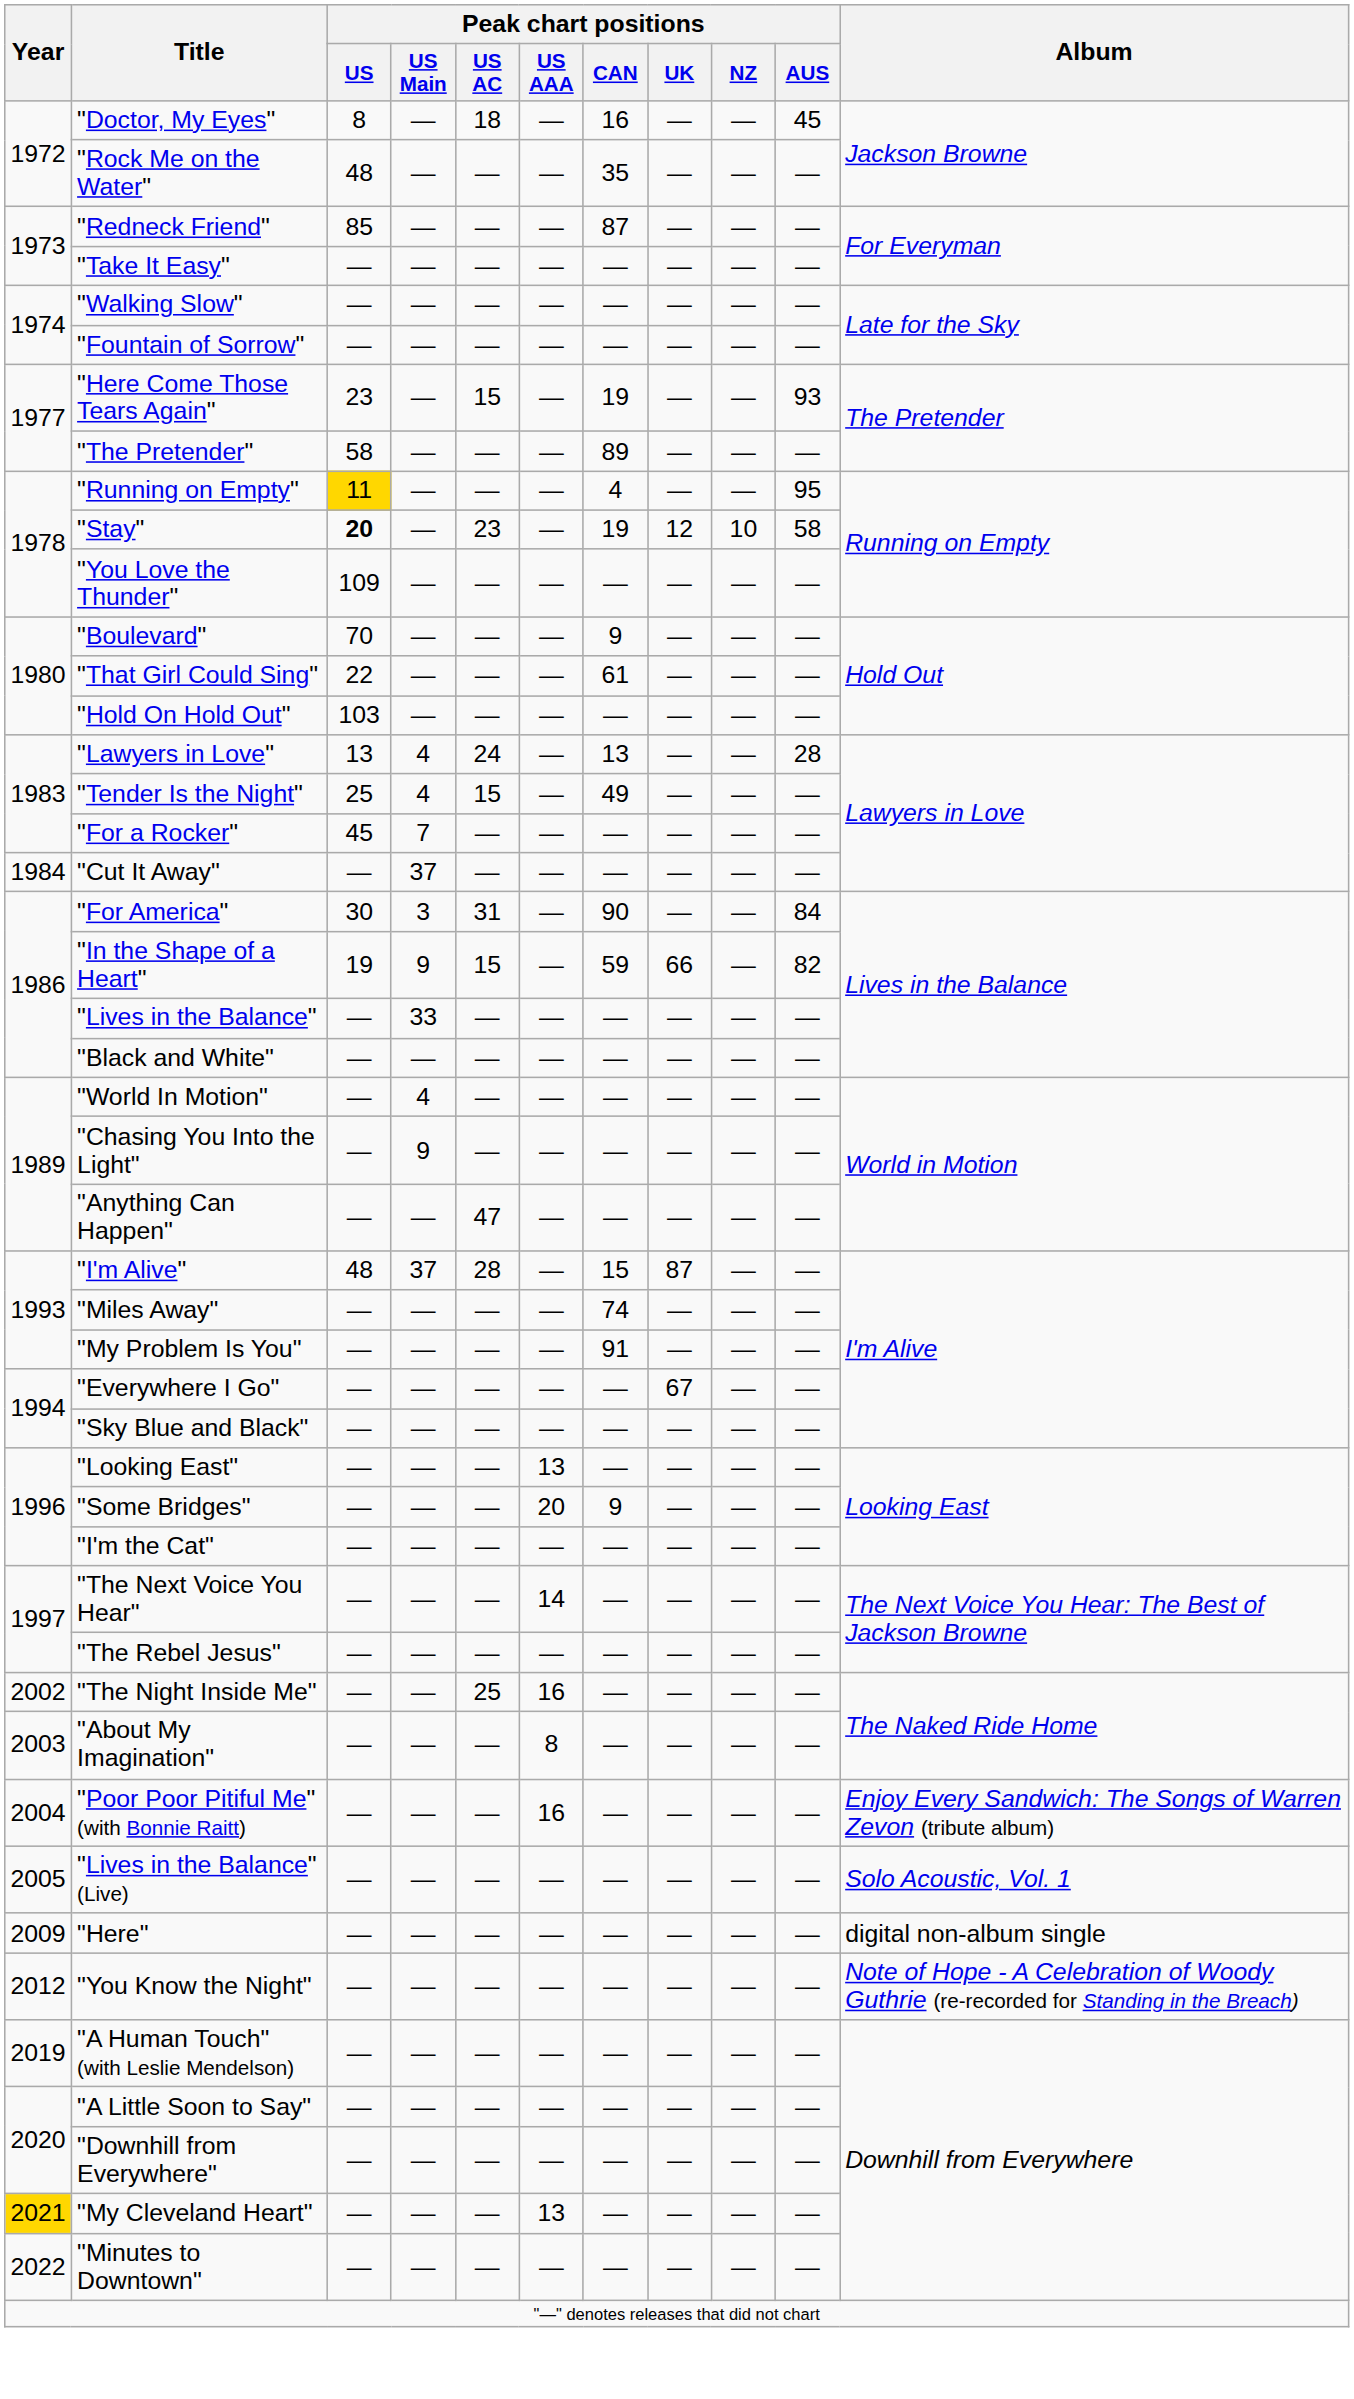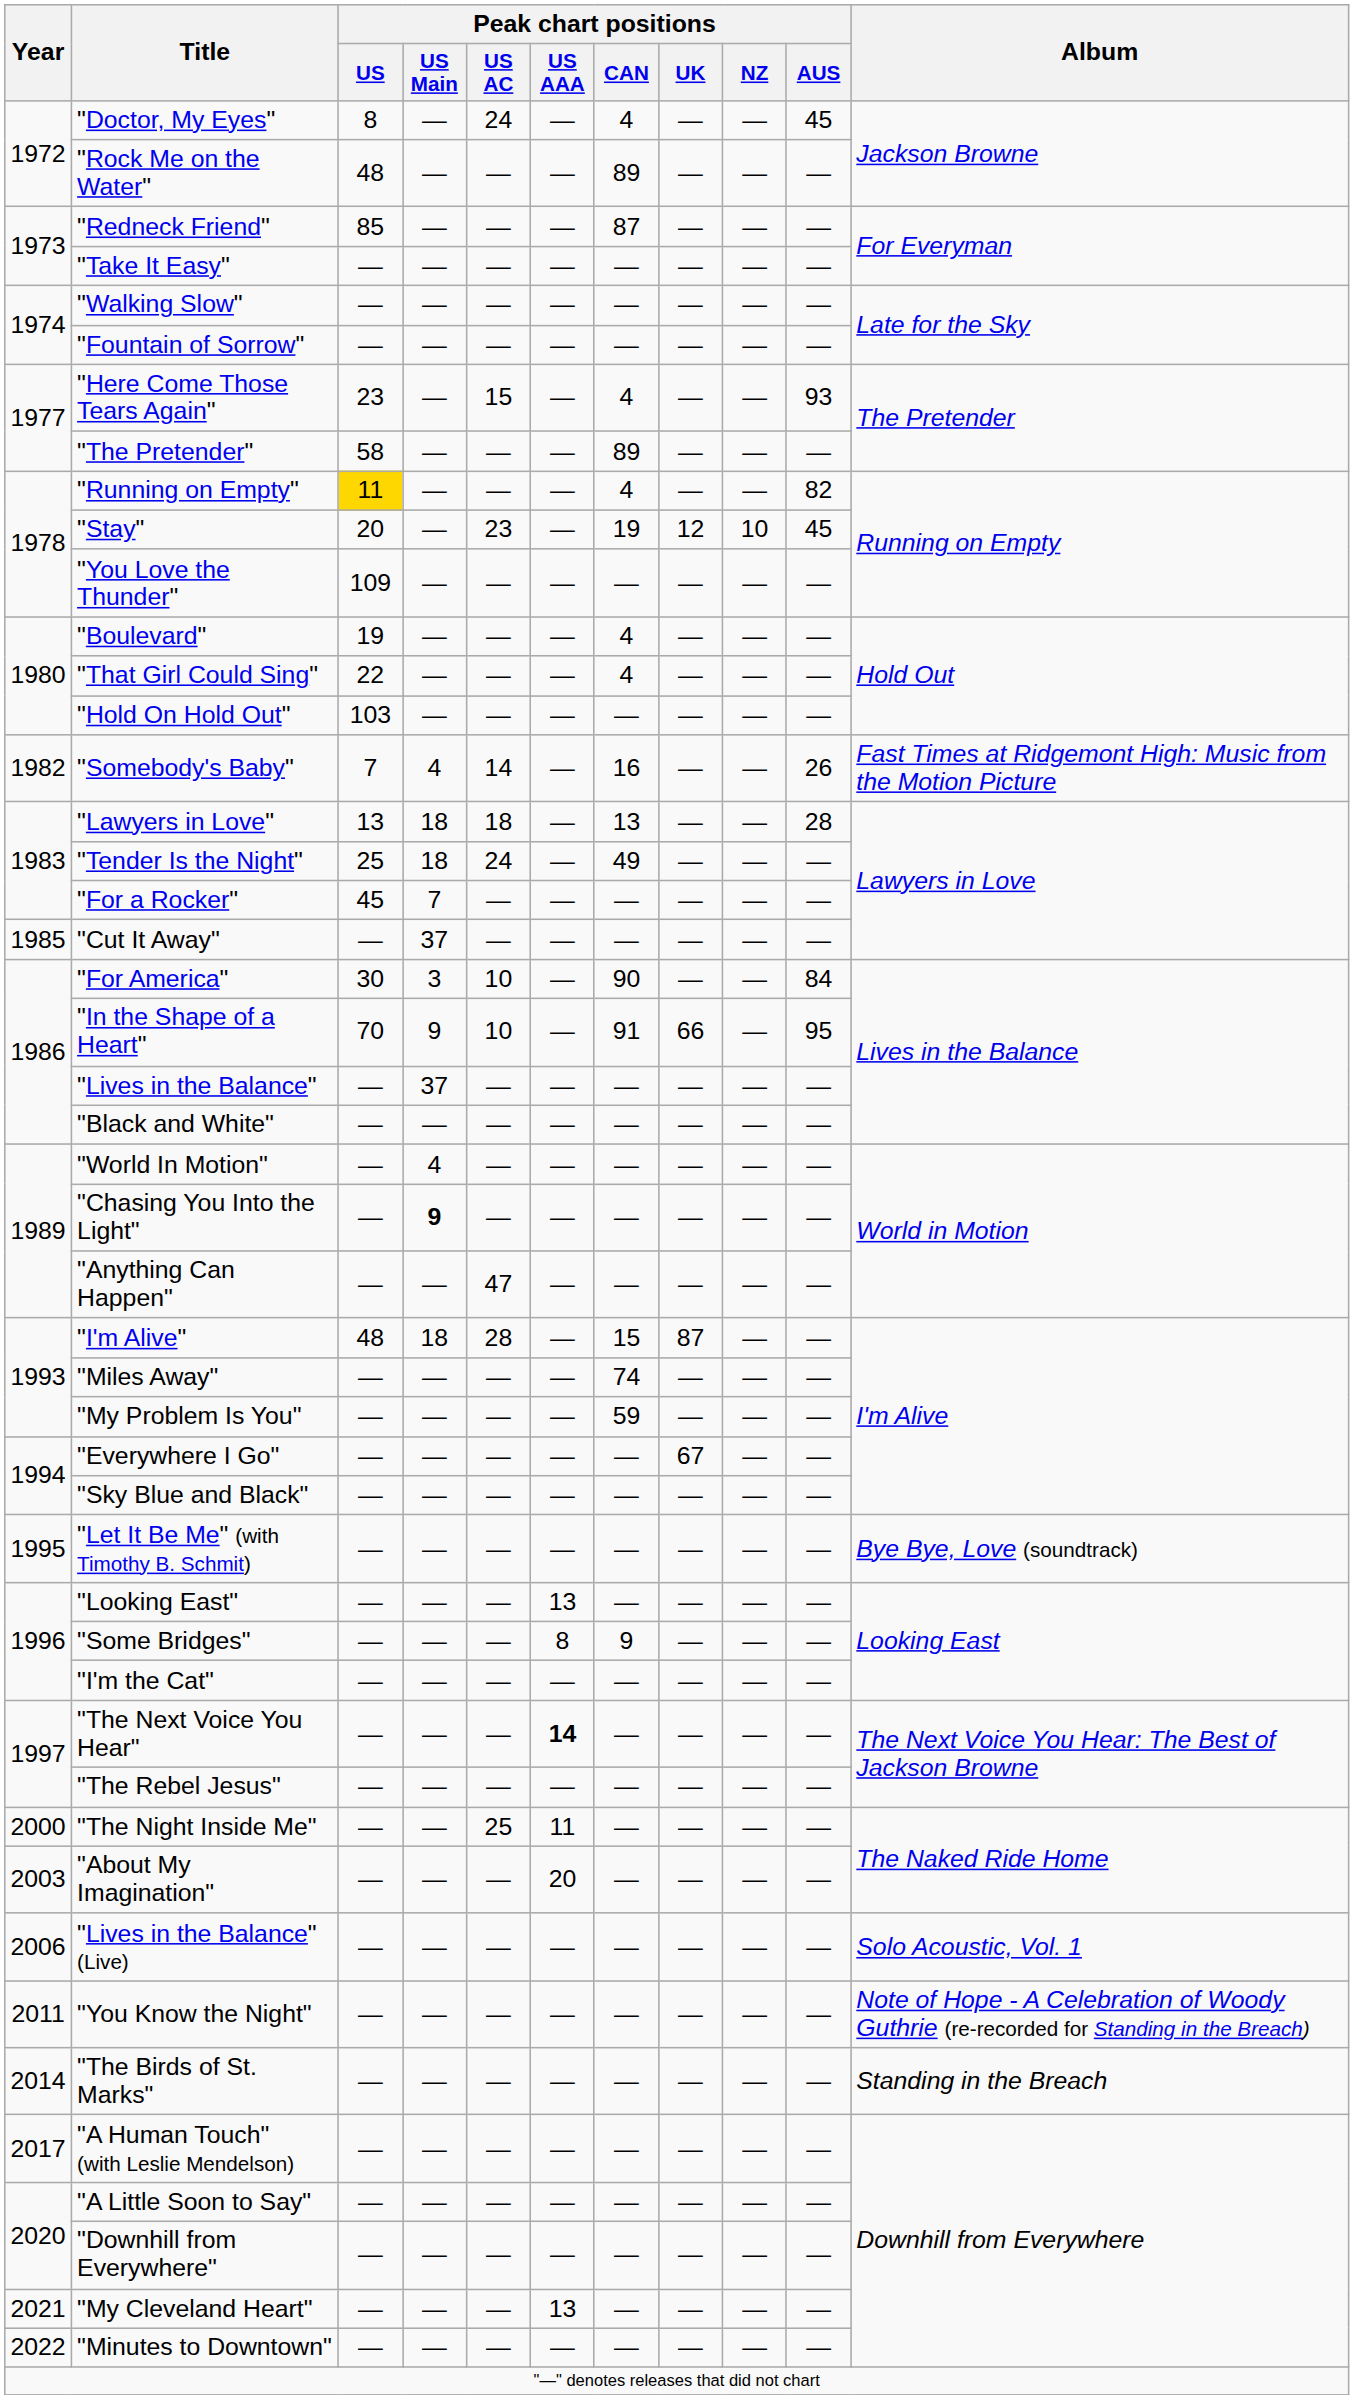(487, 119) 18 -> (498, 119) 24
(615, 119) 16 -> (626, 119) 4
(615, 173) 35 -> (626, 173) 89
(615, 397) 19 -> (626, 397) 4
(807, 490) 95 -> (819, 490) 82
(359, 529) bold -> (370, 529) normal
(807, 529) 58 -> (819, 529) 45
(359, 636) 70 -> (370, 636) 19
(615, 636) 9 -> (626, 636) 4
(615, 675) 61 -> (626, 675) 4
+ row: (185, 768)
(423, 754) 4 -> (434, 821) 18
(487, 754) 24 -> (498, 821) 18
(423, 793) 4 -> (434, 860) 18
(487, 793) 15 -> (498, 860) 24
(38, 872) 1984 -> (38, 939) 1985
(487, 911) 31 -> (498, 978) 10
(359, 964) 19 -> (370, 1031) 70
(487, 964) 15 -> (498, 1031) 10
(615, 964) 59 -> (626, 1031) 91
(807, 964) 82 -> (819, 1031) 95
(423, 1018) 33 -> (434, 1085) 37
(423, 1149) normal -> (434, 1217) bold
(423, 1270) 37 -> (434, 1337) 18
(615, 1349) 91 -> (626, 1416) 59
+ row: (178, 1548)
(551, 1506) 20 -> (562, 1640) 8
(551, 1599) normal -> (562, 1733) bold
(38, 1691) 2002 -> (38, 1826) 2000
(551, 1691) 16 -> (562, 1826) 11
(551, 1744) 8 -> (562, 1879) 20
- row: (196, 1812)
(38, 1879) 2005 -> (38, 1946) 2006
- row: (113, 1932)
(38, 1985) 2012 -> (38, 2013) 2011
+ row: (167, 2081)
(38, 2053) 2019 -> (38, 2148) 2017
(38, 2213) gold background -> (38, 2308) no background
